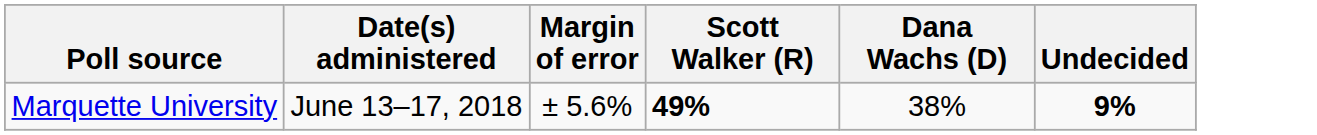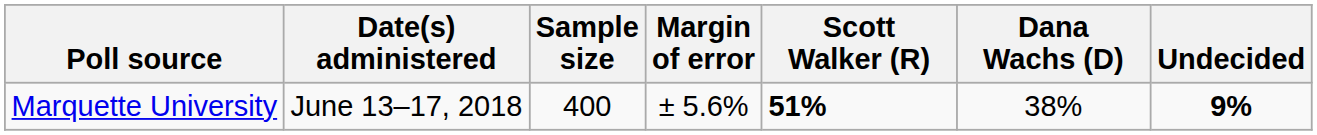+ column: (587, 43)
(681, 105) 49% -> (797, 105) 51%
